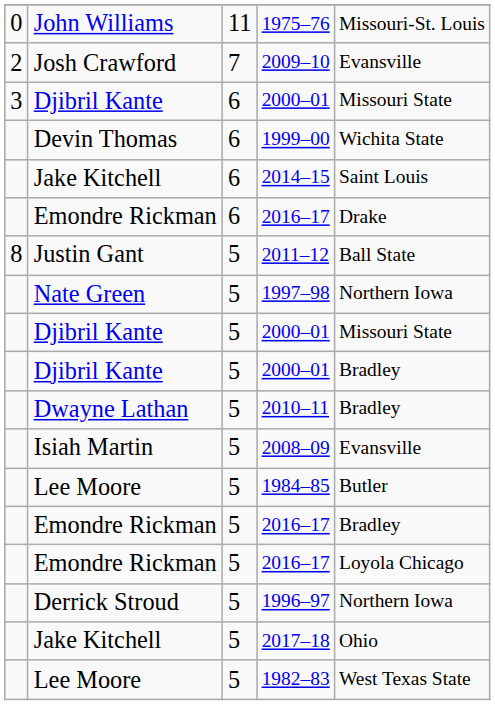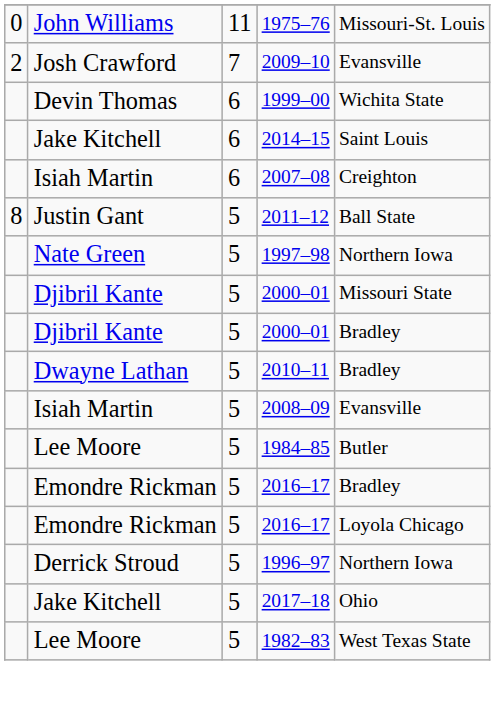- row: (234, 100)
+ row: (234, 178)
- row: (234, 216)
